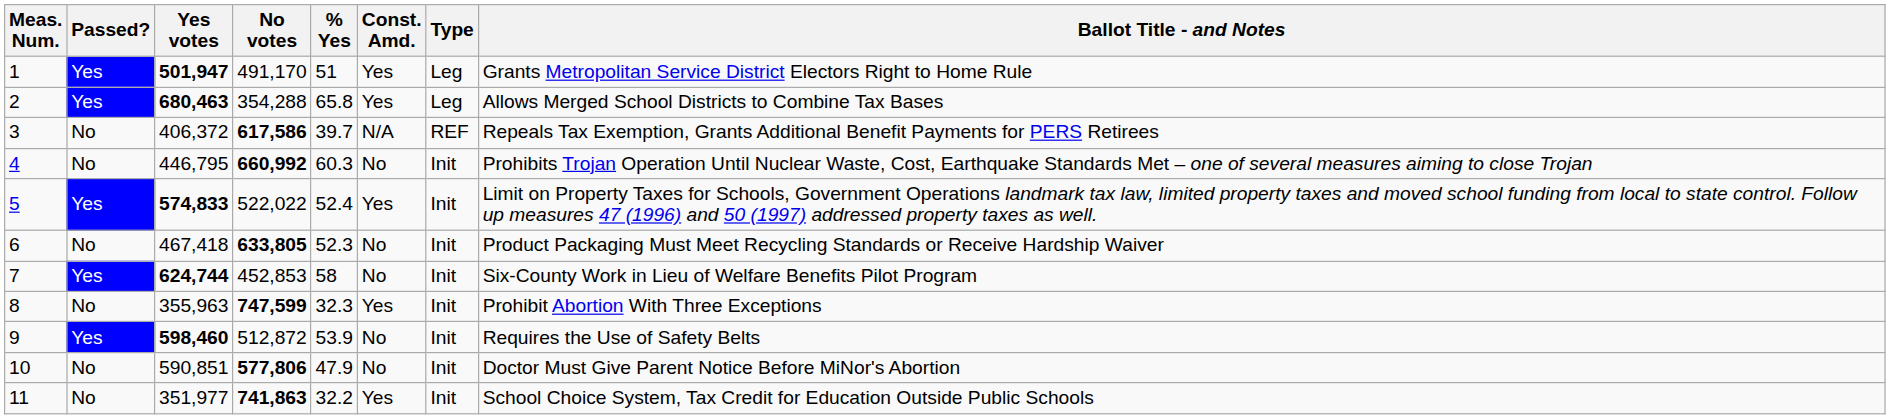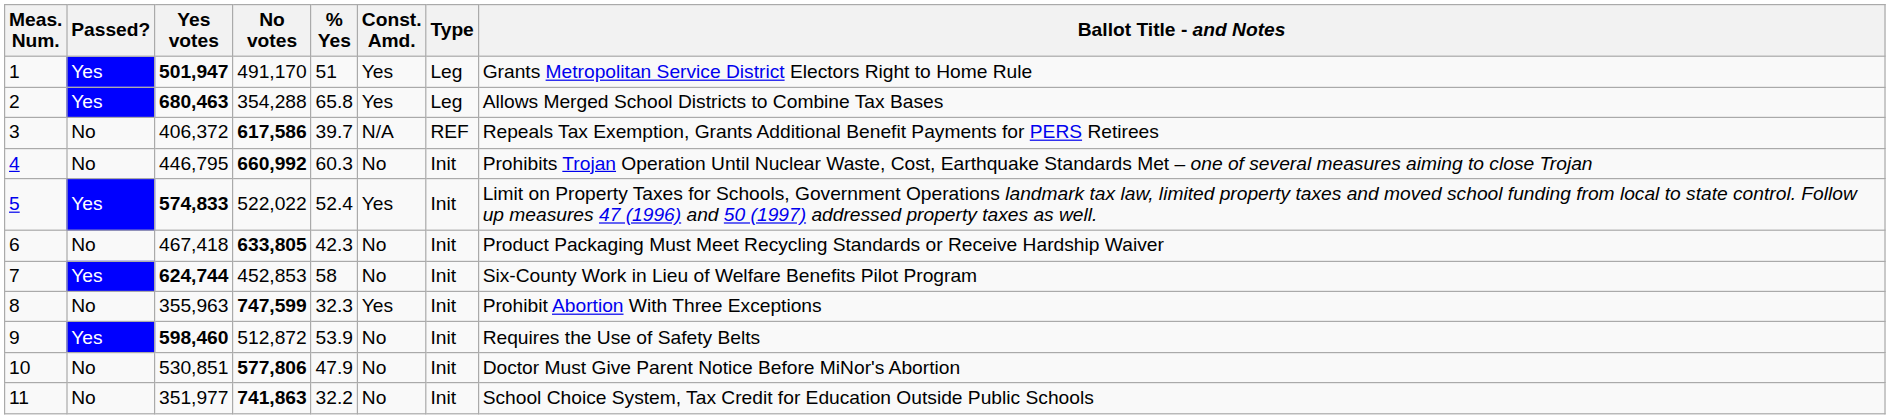(334, 245) 52.3 -> (334, 245) 42.3
(194, 367) 590,851 -> (194, 367) 530,851
(377, 397) Yes -> (374, 397) No
